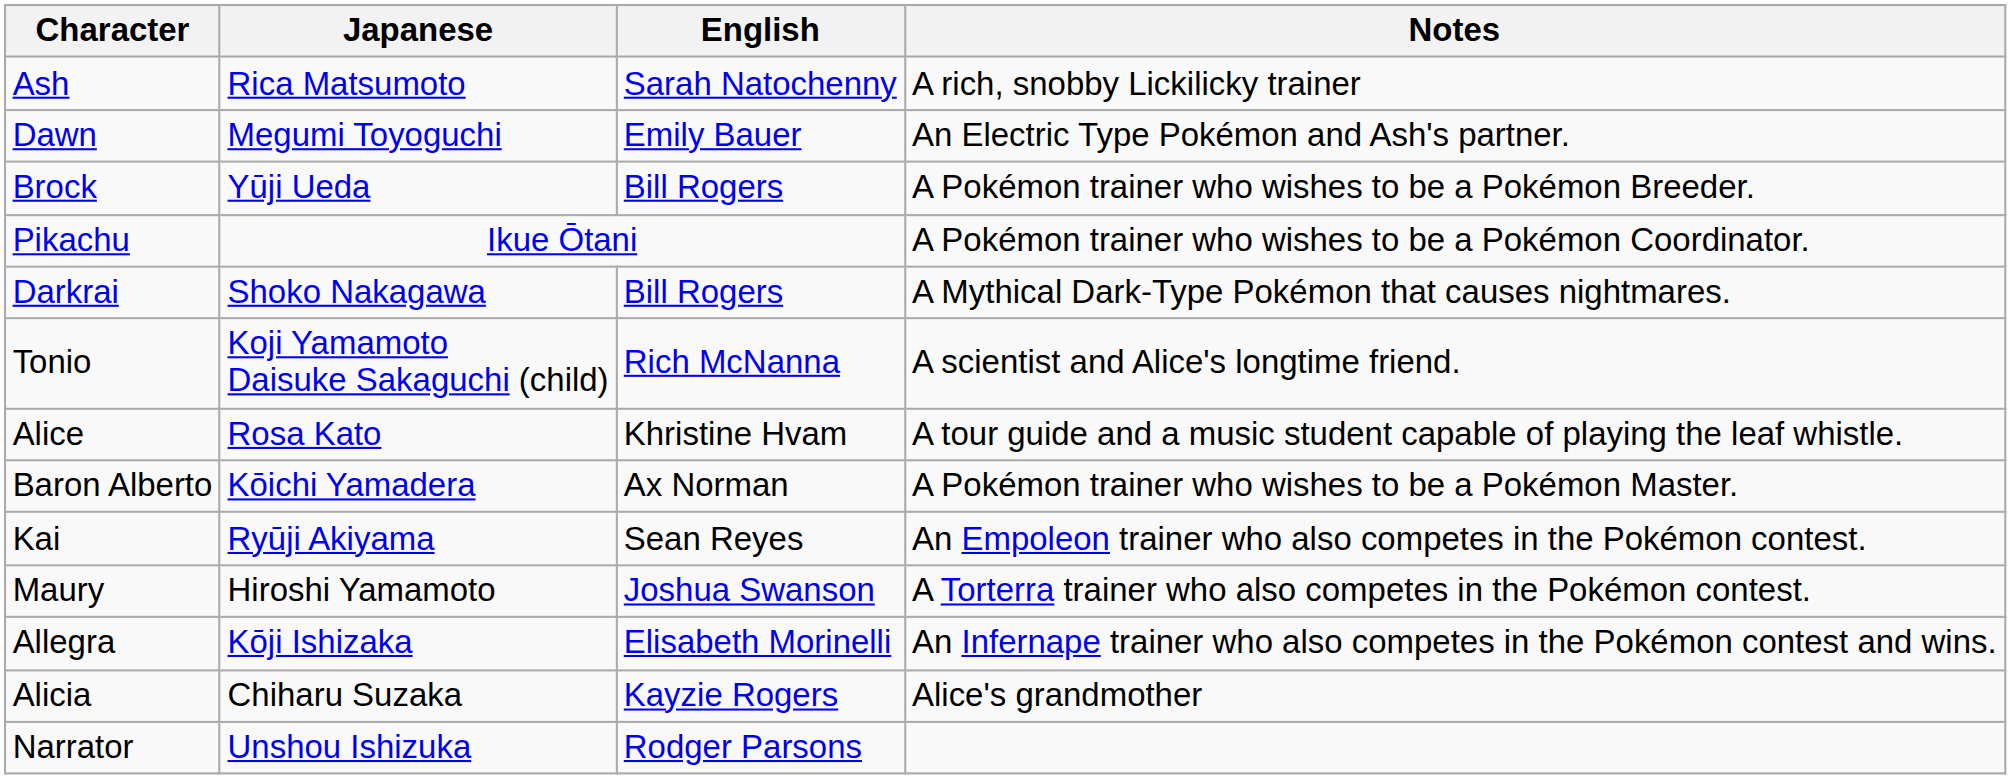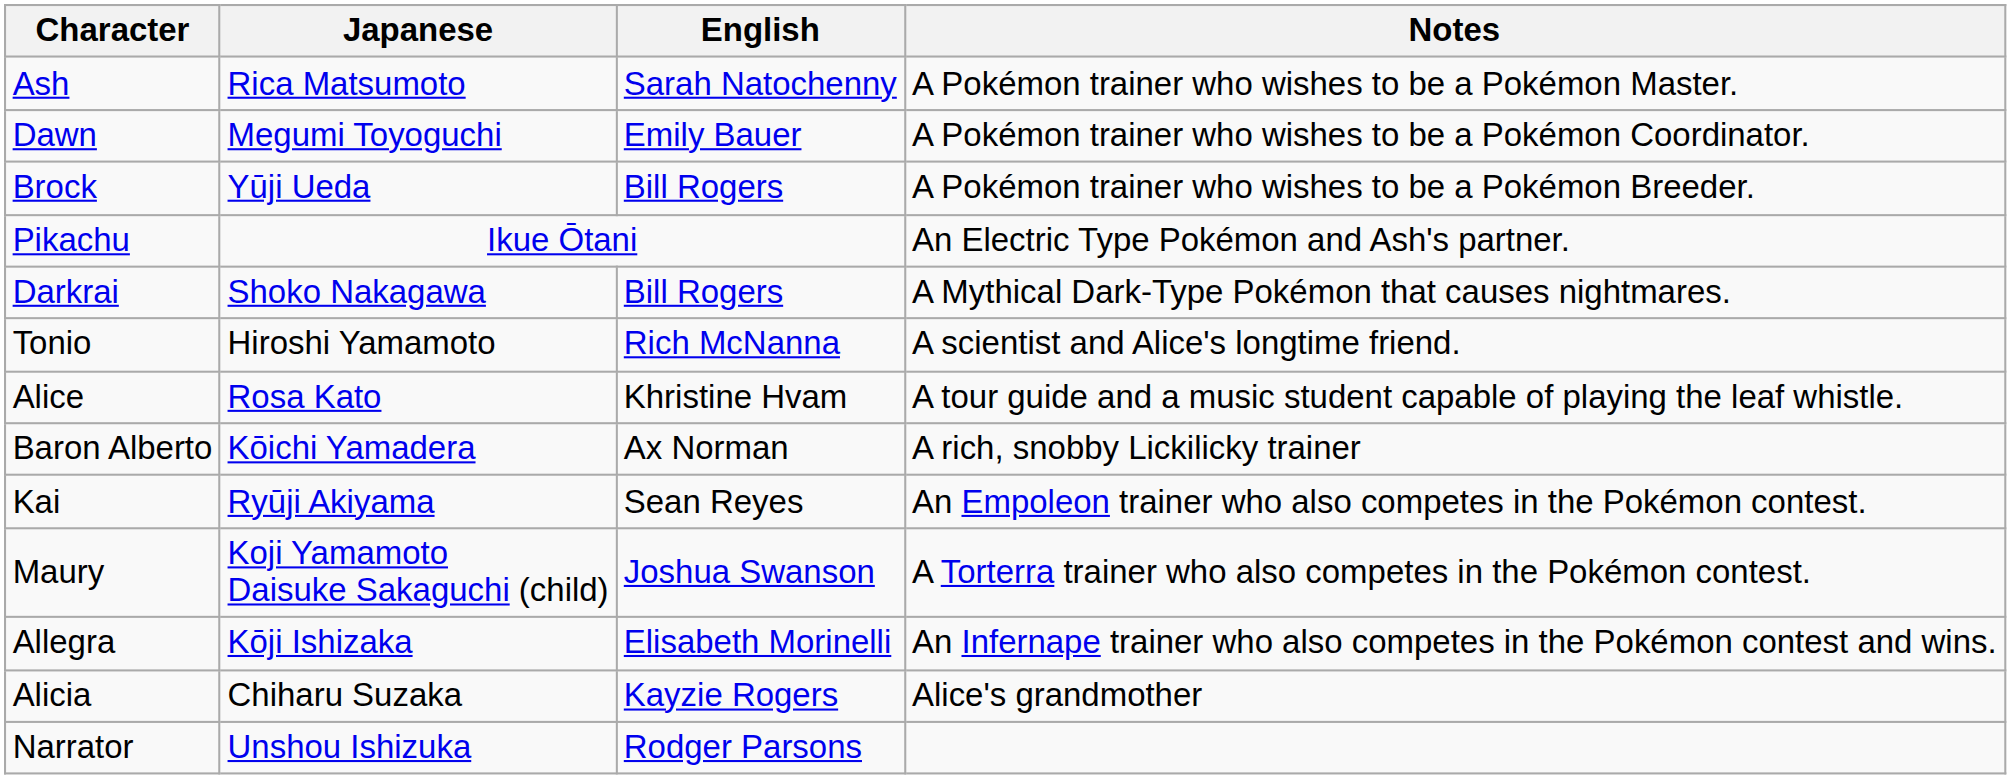(1136, 82) A rich, snobby Lickilicky trainer -> (1325, 82) A Pokémon trainer who wishes to be a Pokémon Master.
(1241, 135) An Electric Type Pokémon and Ash's partner. -> (1361, 135) A Pokémon trainer who wishes to be a Pokémon Coordinator.
(1361, 239) A Pokémon trainer who wishes to be a Pokémon Coordinator. -> (1241, 239) An Electric Type Pokémon and Ash's partner.
(418, 362) Koji Yamamoto Daisuke Sakaguchi (child) -> (362, 344) Hiroshi Yamamoto
(1325, 485) A Pokémon trainer who wishes to be a Pokémon Master. -> (1136, 448) A rich, snobby Lickilicky trainer
(362, 590) Hiroshi Yamamoto -> (418, 571) Koji Yamamoto Daisuke Sakaguchi (child)
